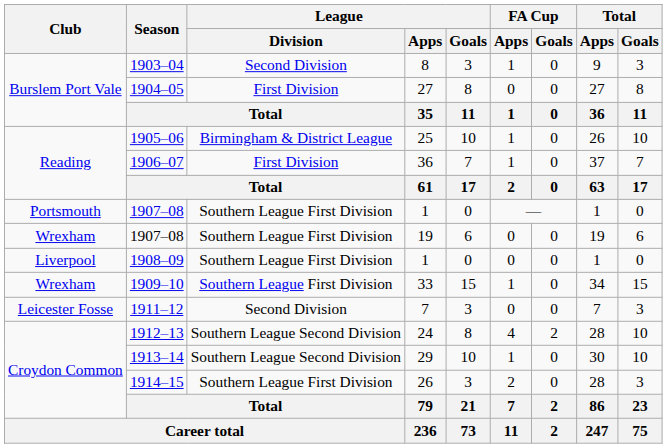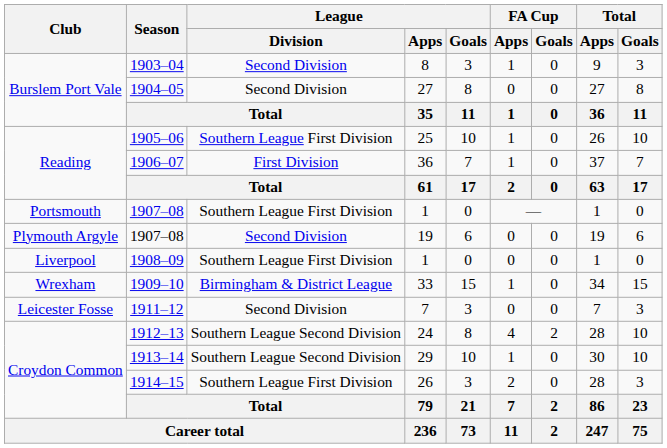(296, 89) First Division -> (296, 89) Second Division
(296, 138) Birmingham & District League -> (296, 138) Southern League First Division
(65, 235) Wrexham -> (65, 235) Plymouth Argyle
(296, 235) Southern League First Division -> (296, 235) Second Division
(296, 284) Southern League First Division -> (296, 284) Birmingham & District League
